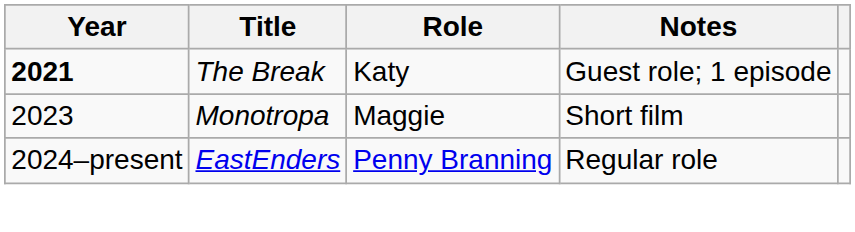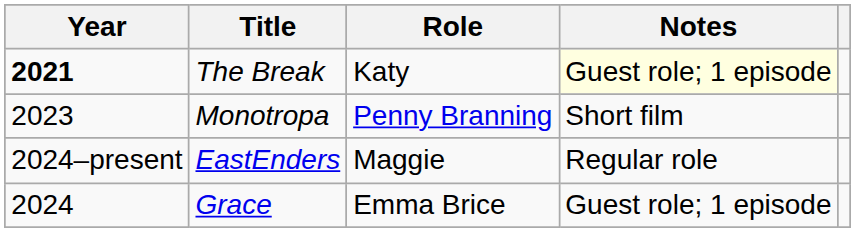(698, 71) no background -> (698, 71) lightyellow background
(399, 115) Maggie -> (453, 115) Penny Branning
(453, 159) Penny Branning -> (399, 159) Maggie
+ row: (234, 204)
